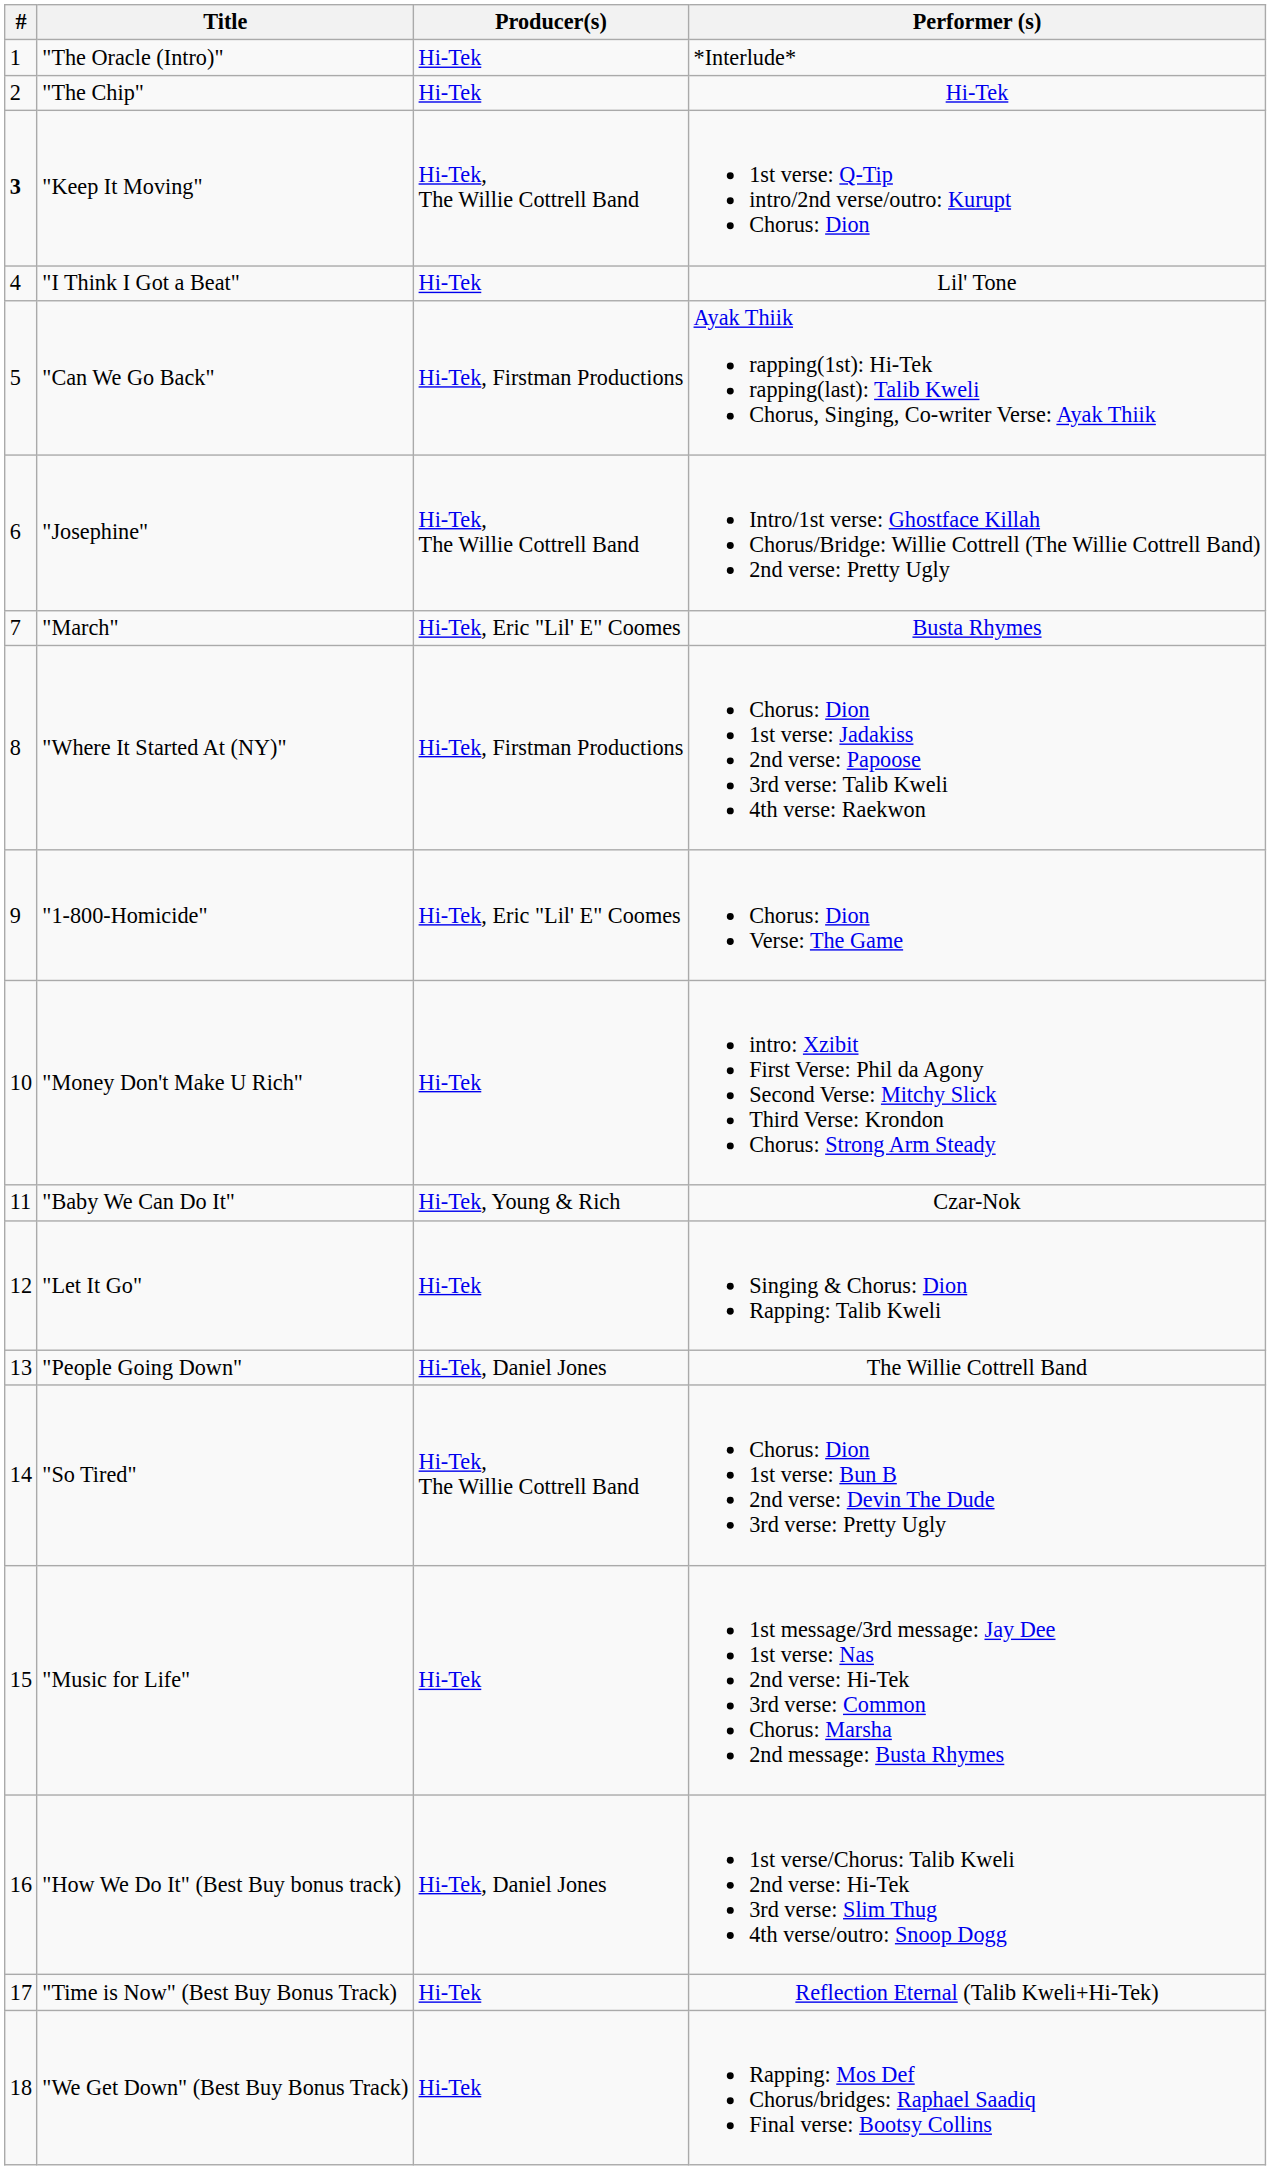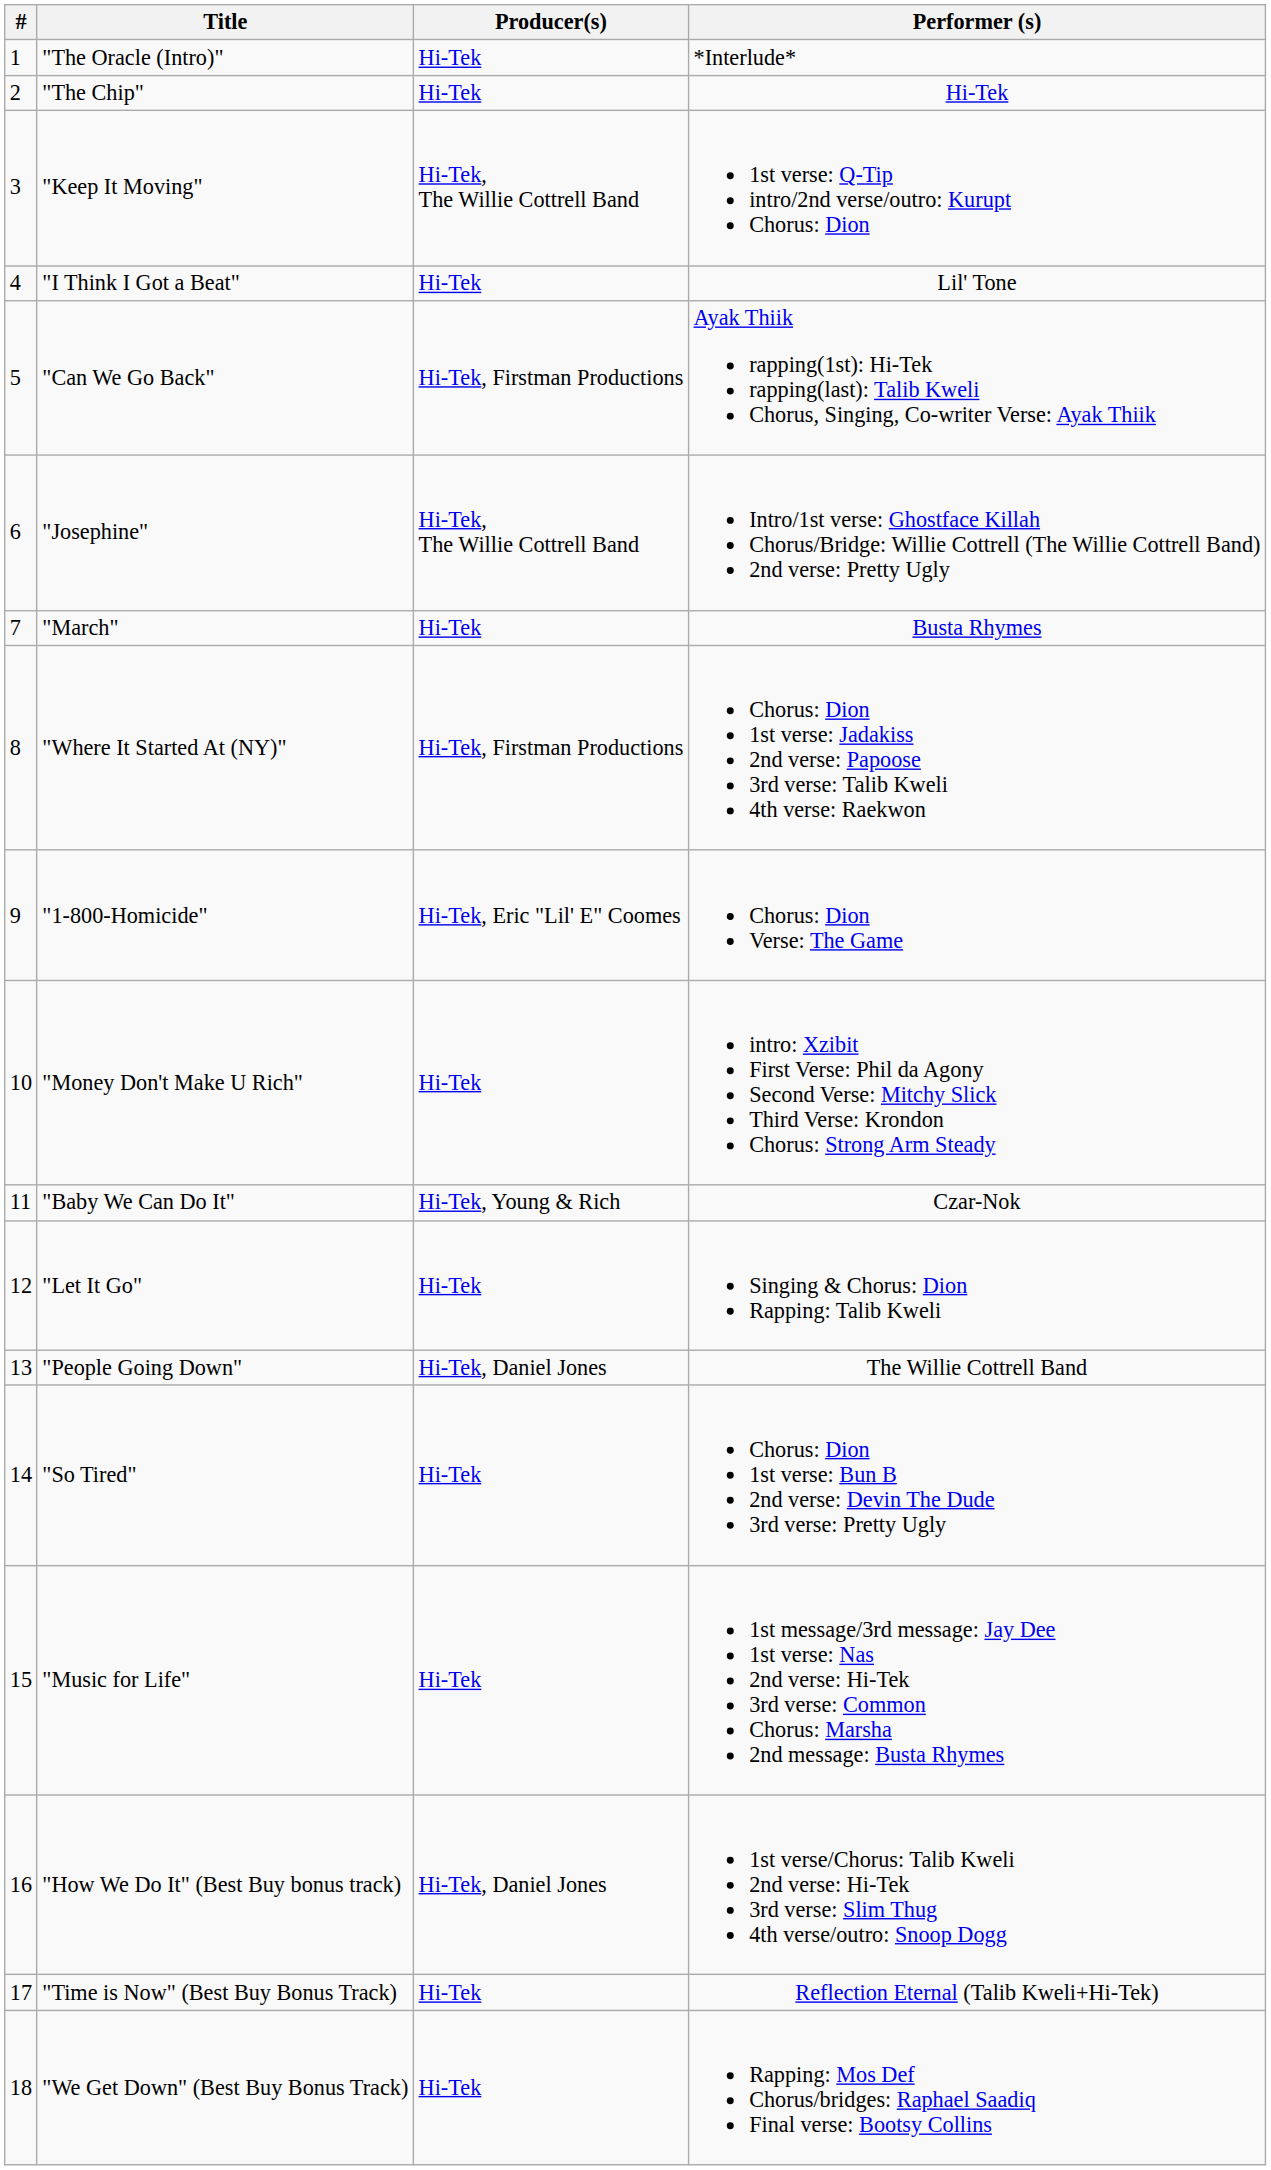(15, 187) bold -> (15, 187) normal
(550, 627) Hi-Tek, Eric "Lil' E" Coomes -> (450, 627) Hi-Tek
(529, 1475) Hi-Tek, The Willie Cottrell Band -> (450, 1475) Hi-Tek
